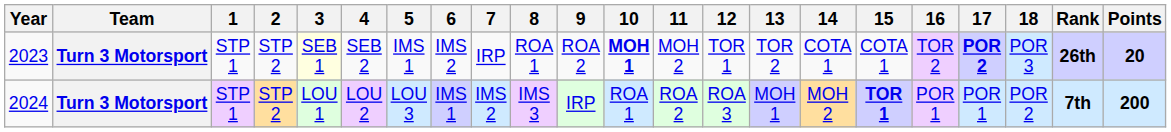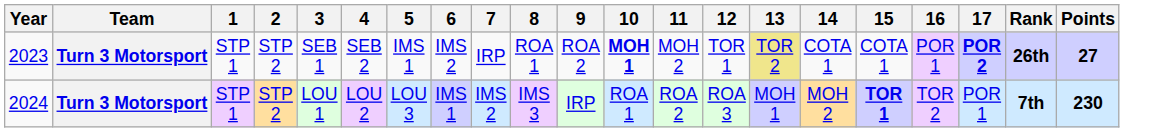- column: (1029, 18)
(319, 56) lightyellow background -> (319, 56) no background
(775, 56) no background -> (775, 56) khaki background
(935, 56) TOR 2 -> (935, 56) POR 1
(1135, 56) 20 -> (1088, 56) 27
(935, 103) POR 1 -> (935, 103) TOR 2
(1135, 103) 200 -> (1088, 103) 230
